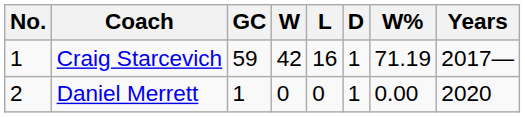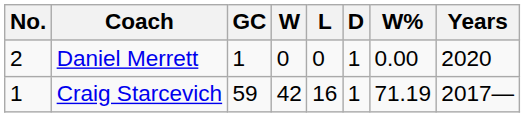rows swapped: (139, 58) <-> (127, 93)
